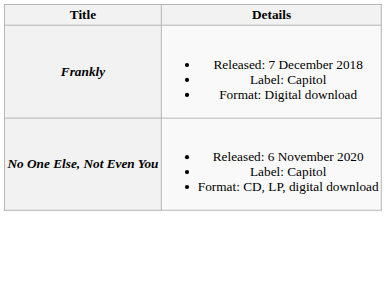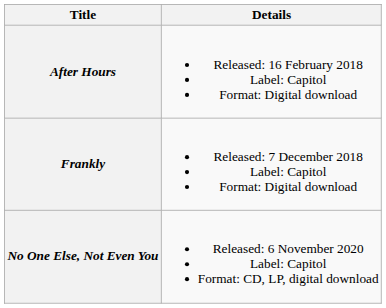+ row: (83, 71)
